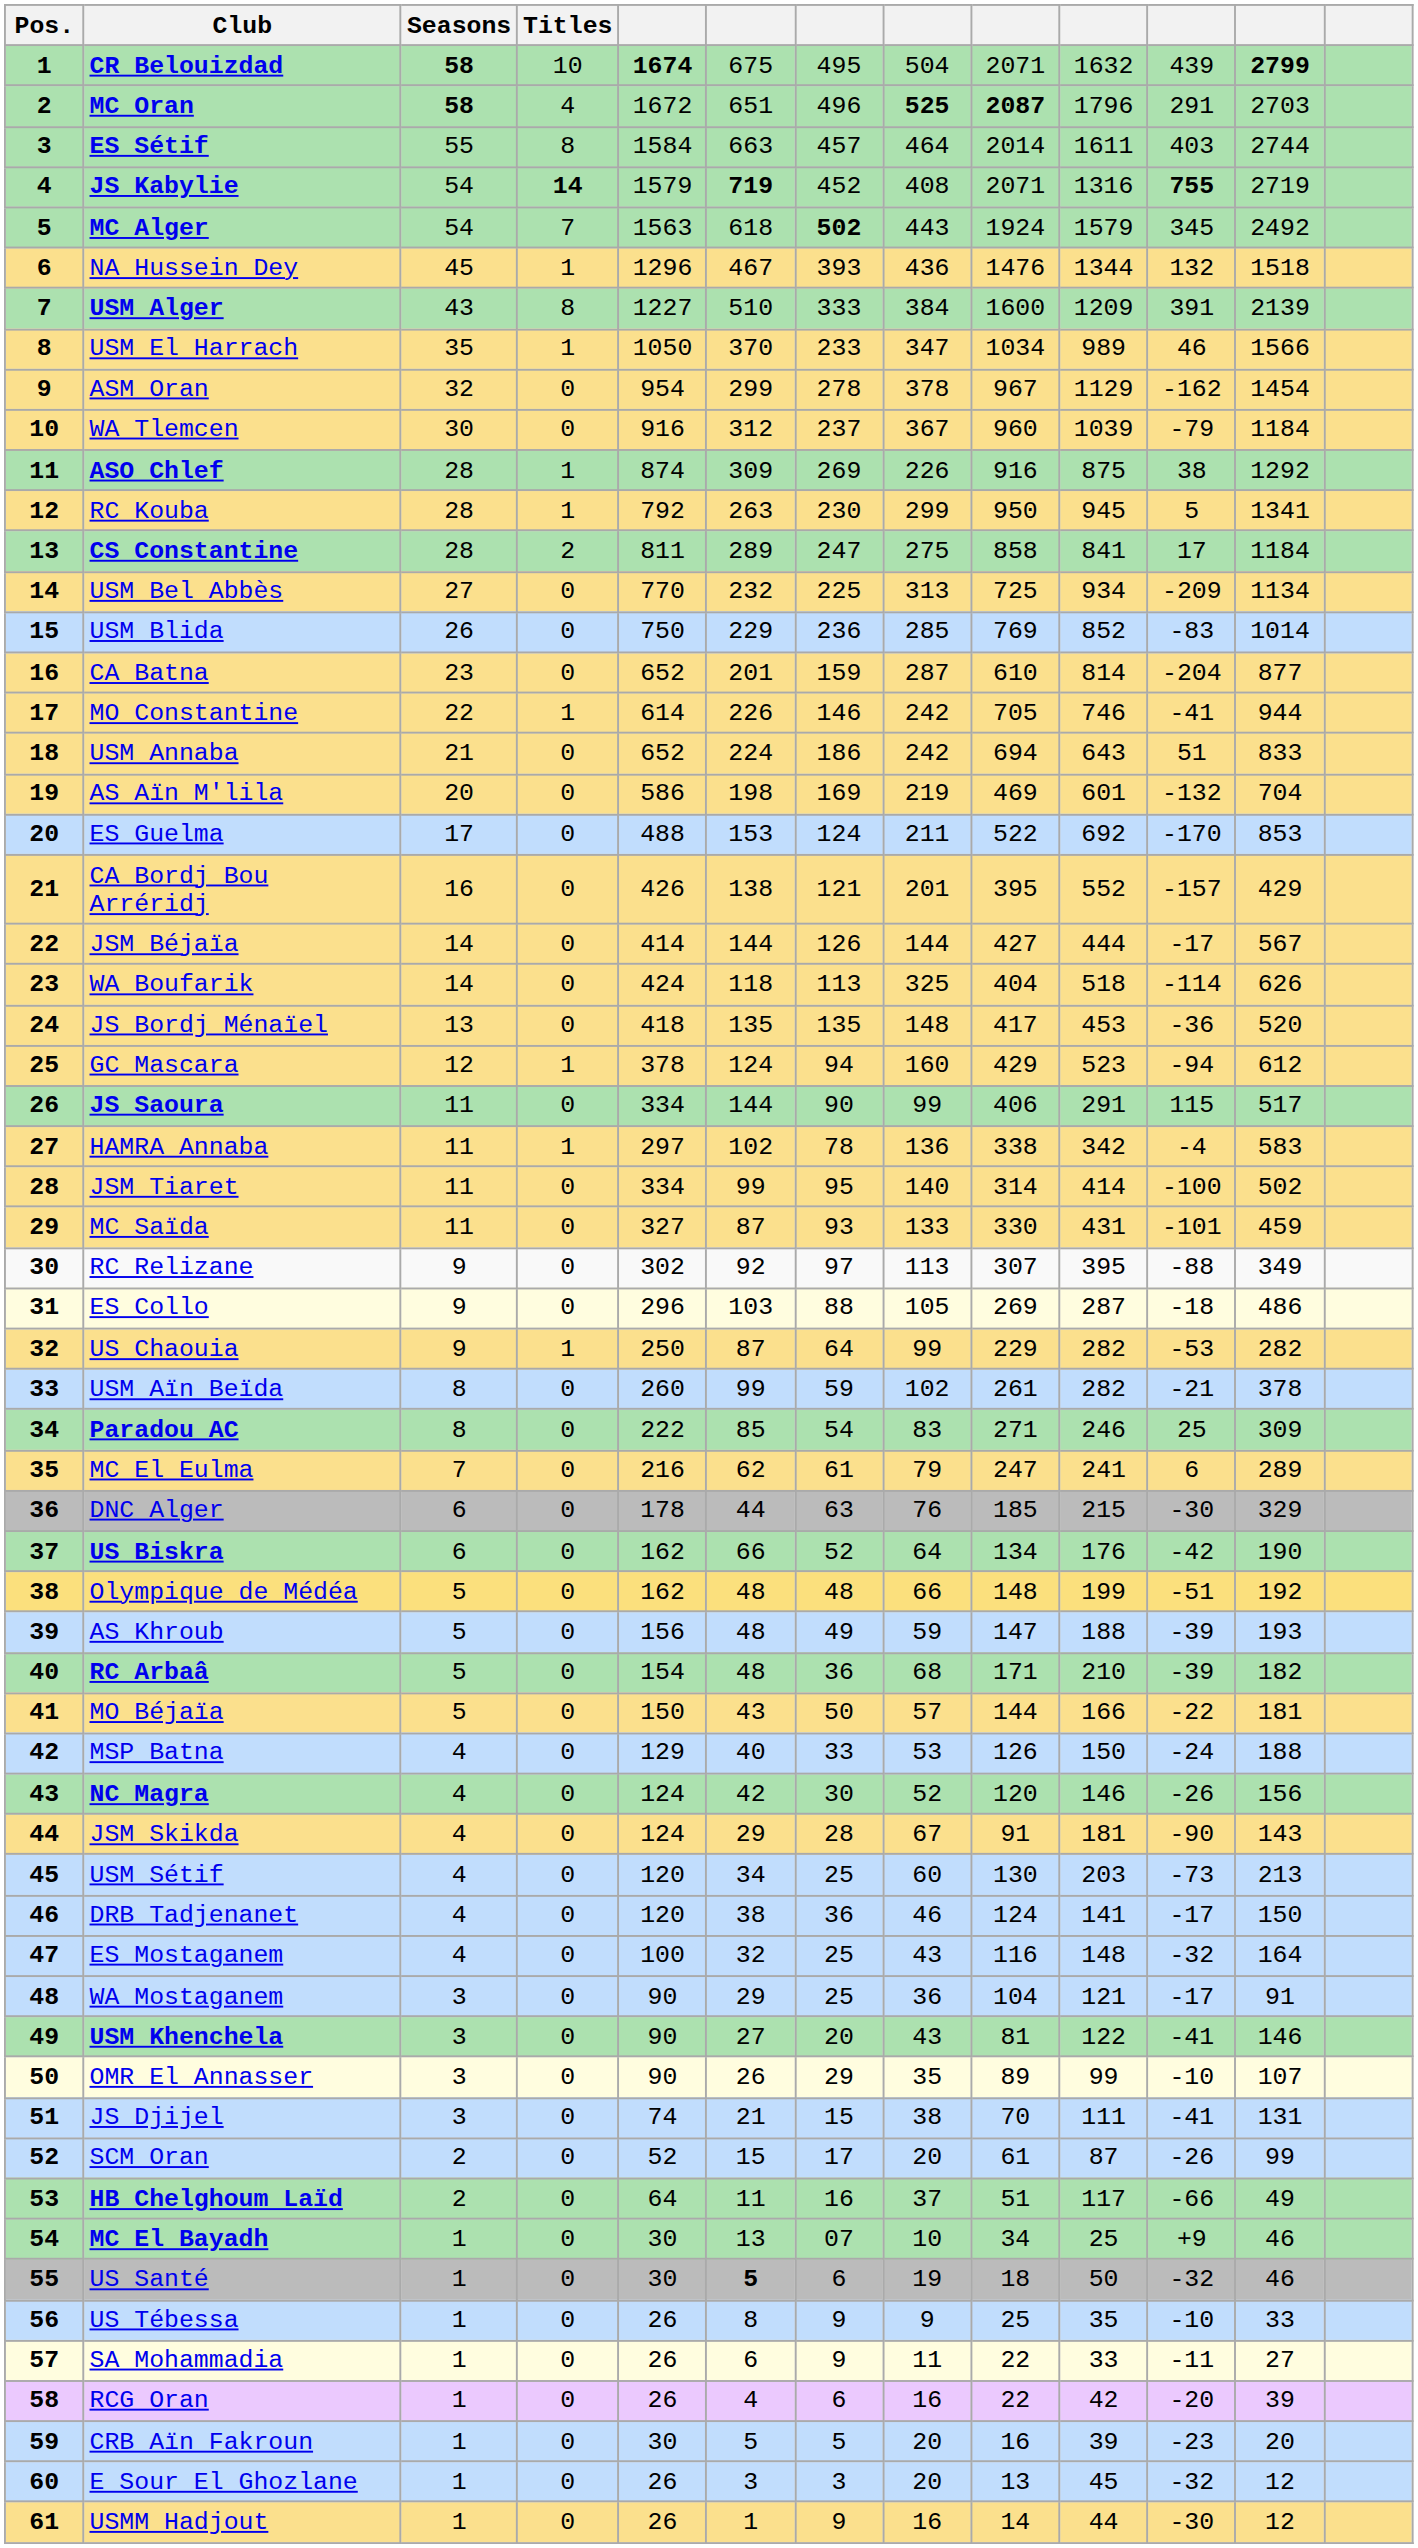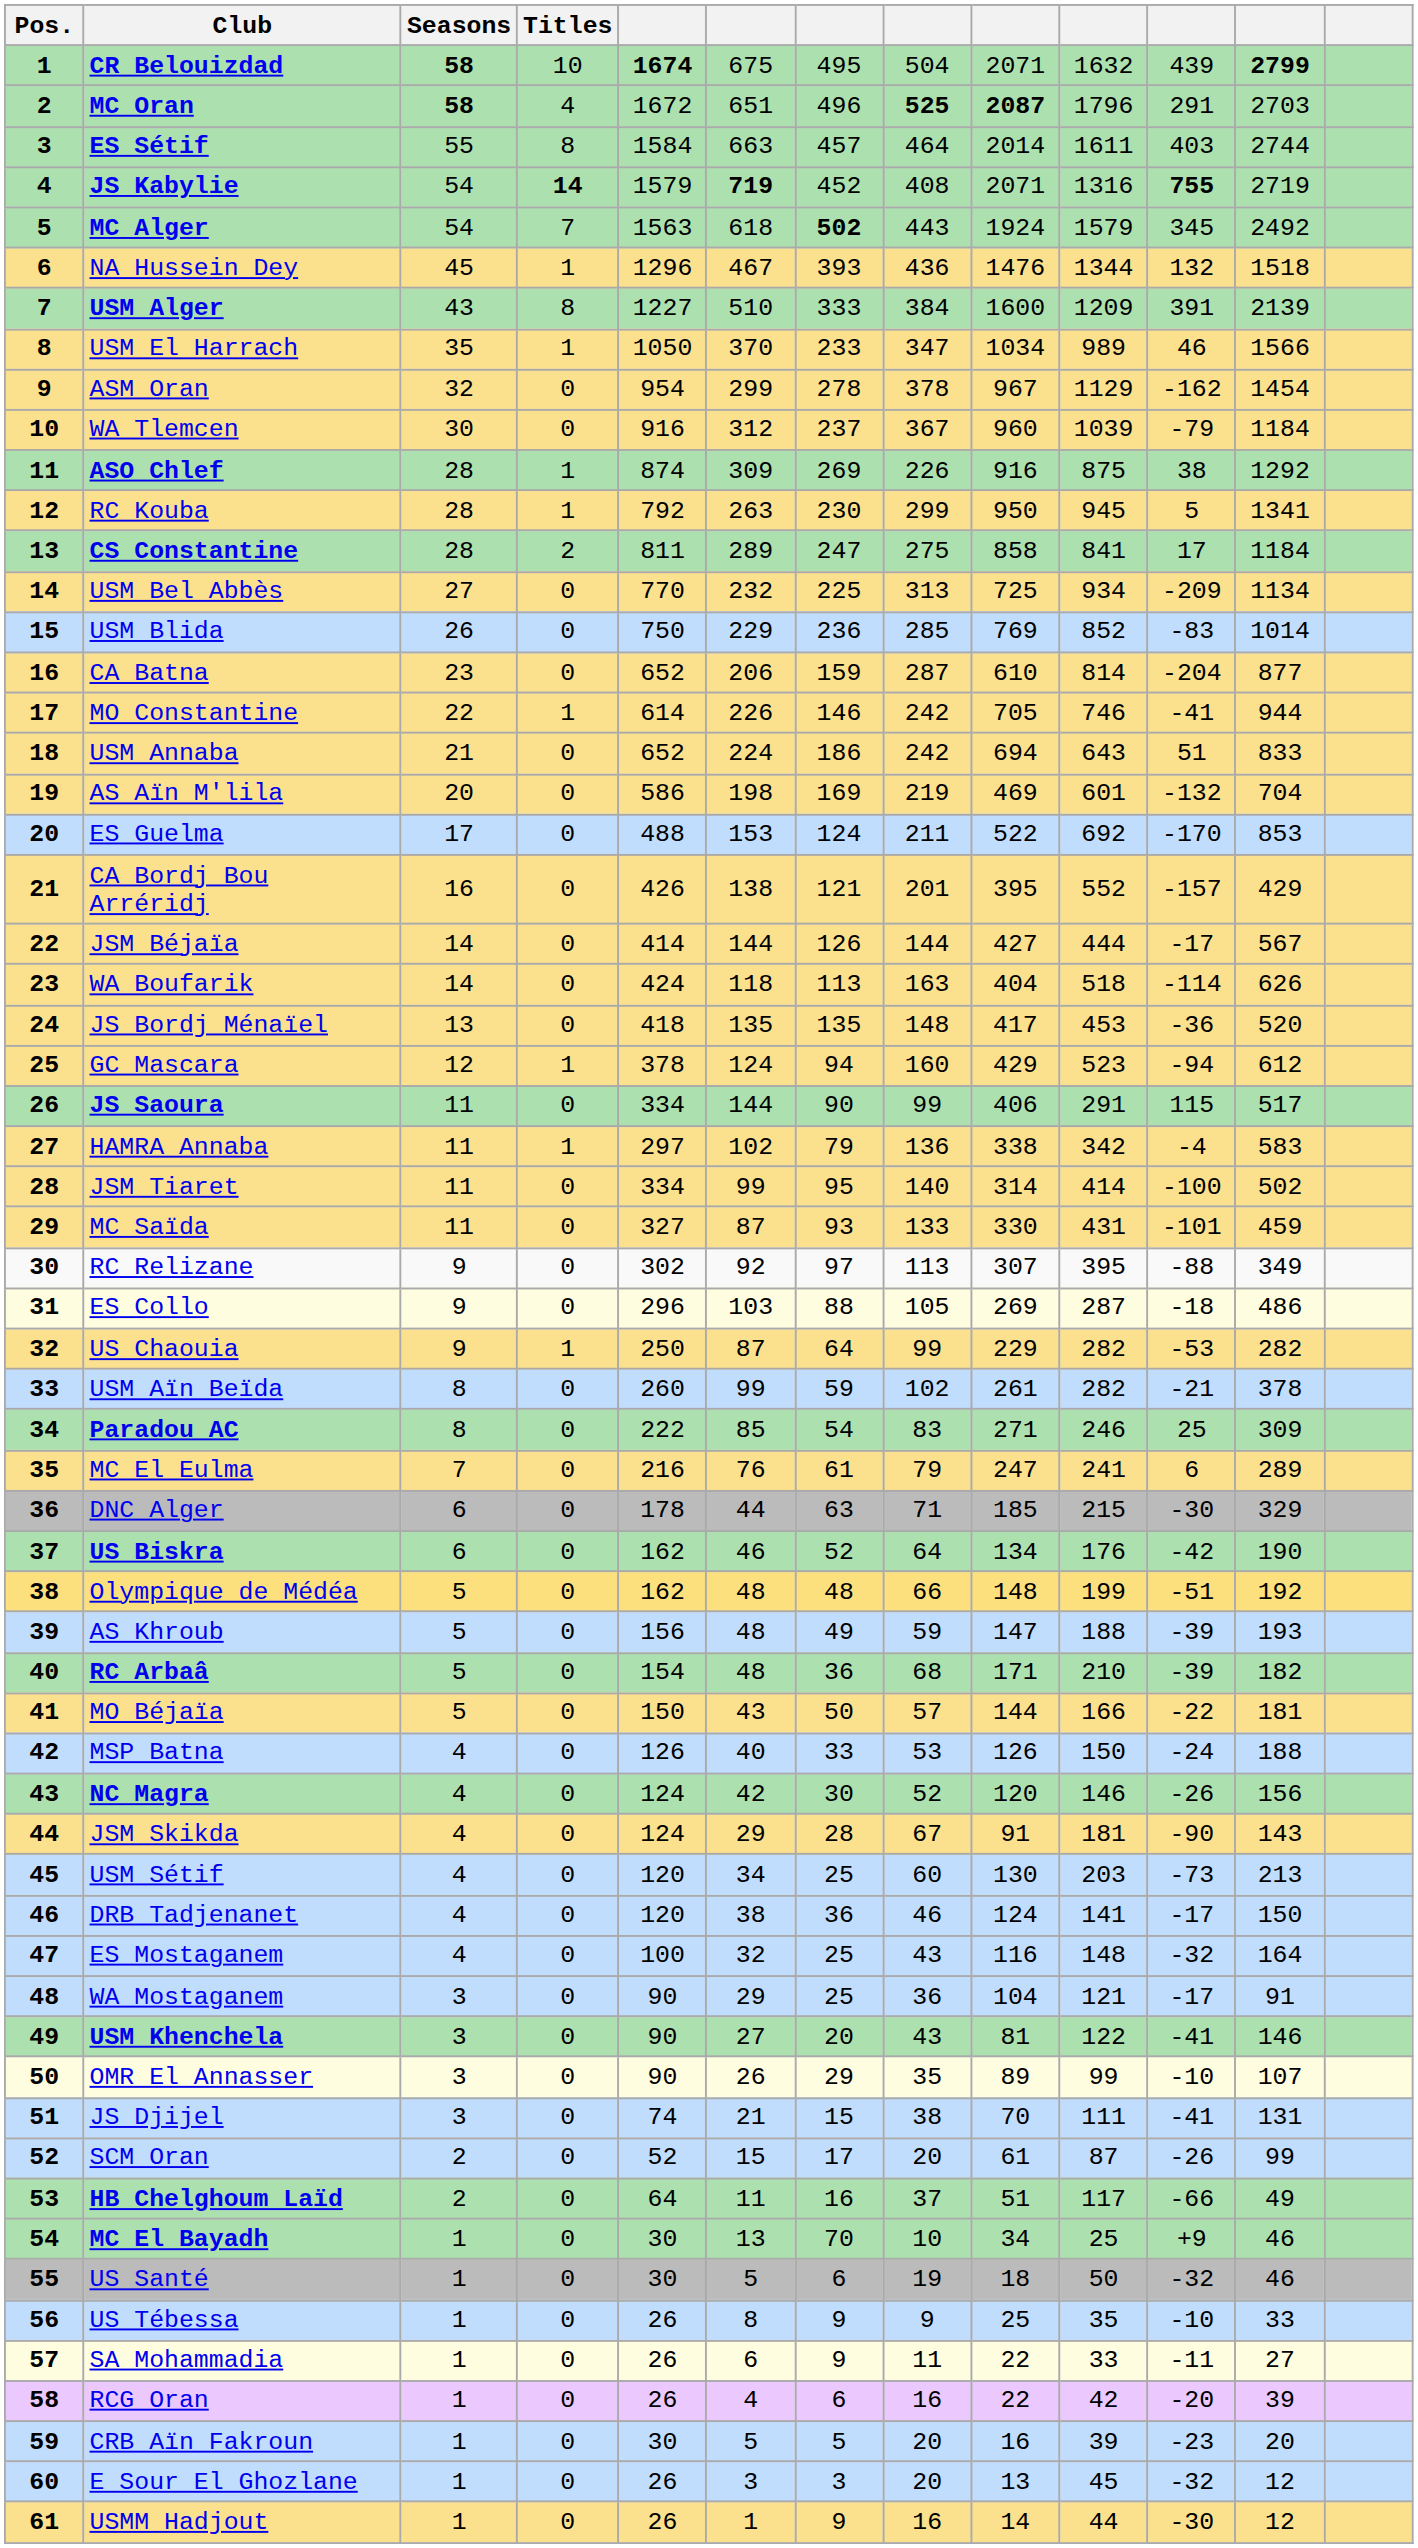(751, 673) 201 -> (751, 673) 206
(927, 985) 325 -> (927, 985) 163
(839, 1146) 78 -> (839, 1146) 79
(751, 1470) 62 -> (751, 1470) 76
(927, 1511) 76 -> (927, 1511) 71
(751, 1551) 66 -> (751, 1551) 46
(663, 1754) 129 -> (663, 1754) 126
(839, 2239) 07 -> (839, 2239) 70
(751, 2280) bold -> (751, 2280) normal
